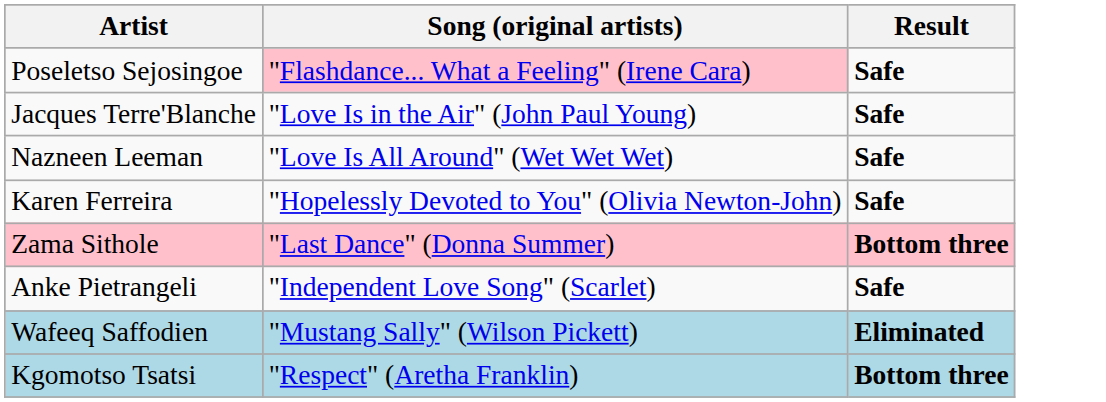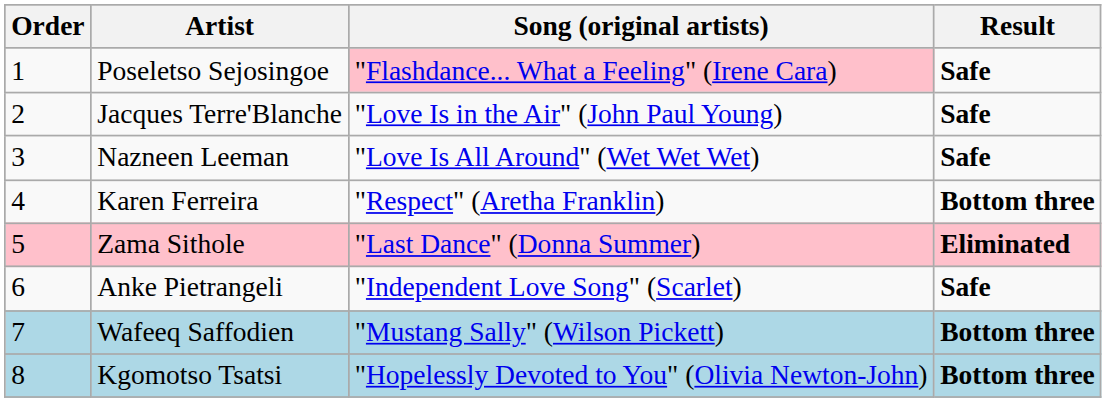+ column: (48, 26)
(555, 200) "Hopelessly Devoted to You" (Olivia Newton-John) -> (510, 200) "Respect" (Aretha Franklin)
(879, 200) Safe -> (1018, 200) Bottom three
(931, 244) Bottom three -> (1005, 244) Eliminated
(919, 331) Eliminated -> (1018, 331) Bottom three
(424, 375) "Respect" (Aretha Franklin) -> (641, 375) "Hopelessly Devoted to You" (Olivia Newton-John)
